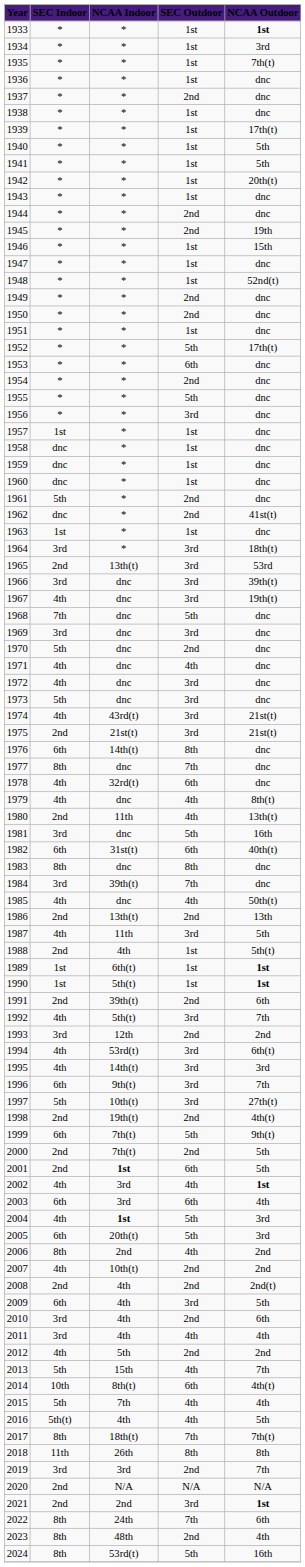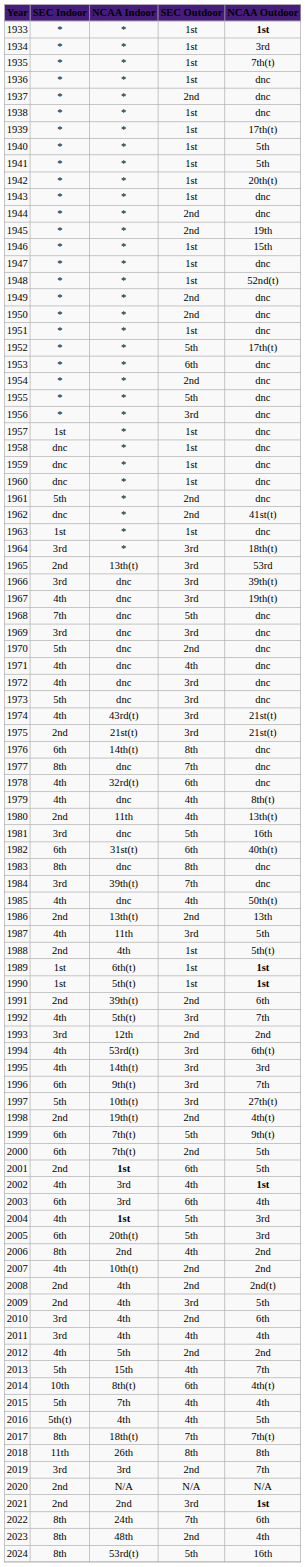(60, 1151) 2nd -> (60, 1151) 6th
(60, 1302) 6th -> (60, 1302) 2nd
